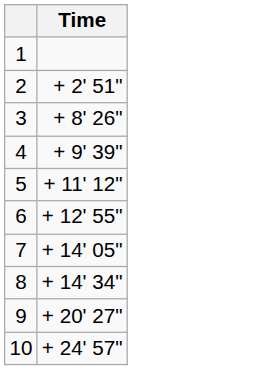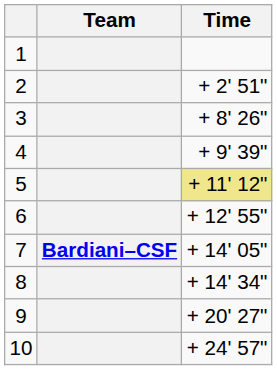+ column: (110, 20)
(83, 184) no background -> (228, 184) khaki background
